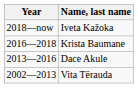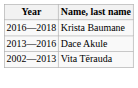- row: (87, 28)
